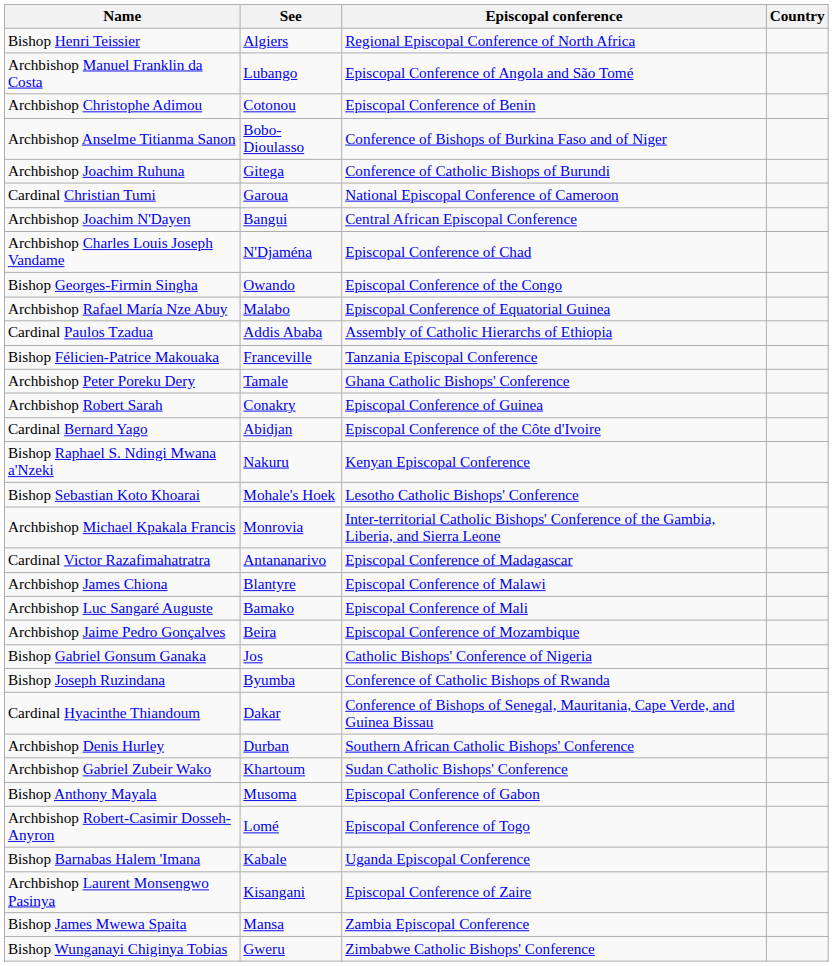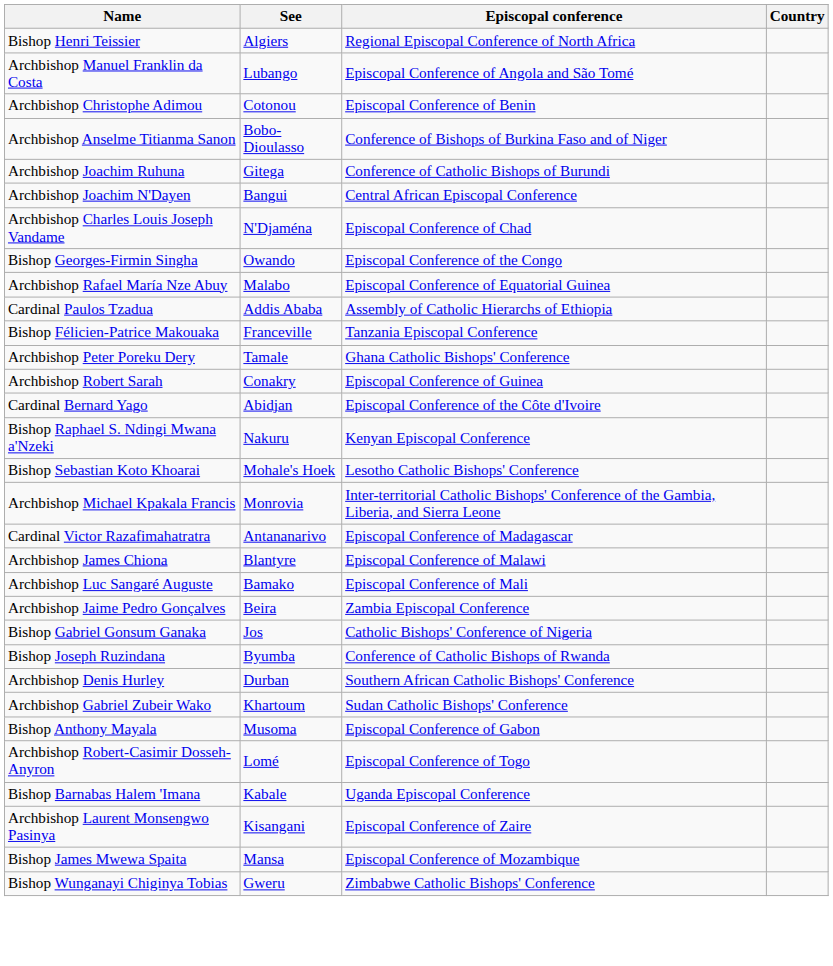- row: (82, 195)
(462, 632) Episcopal Conference of Mozambique -> (437, 608) Zambia Episcopal Conference
- row: (104, 713)
(437, 924) Zambia Episcopal Conference -> (462, 859) Episcopal Conference of Mozambique
